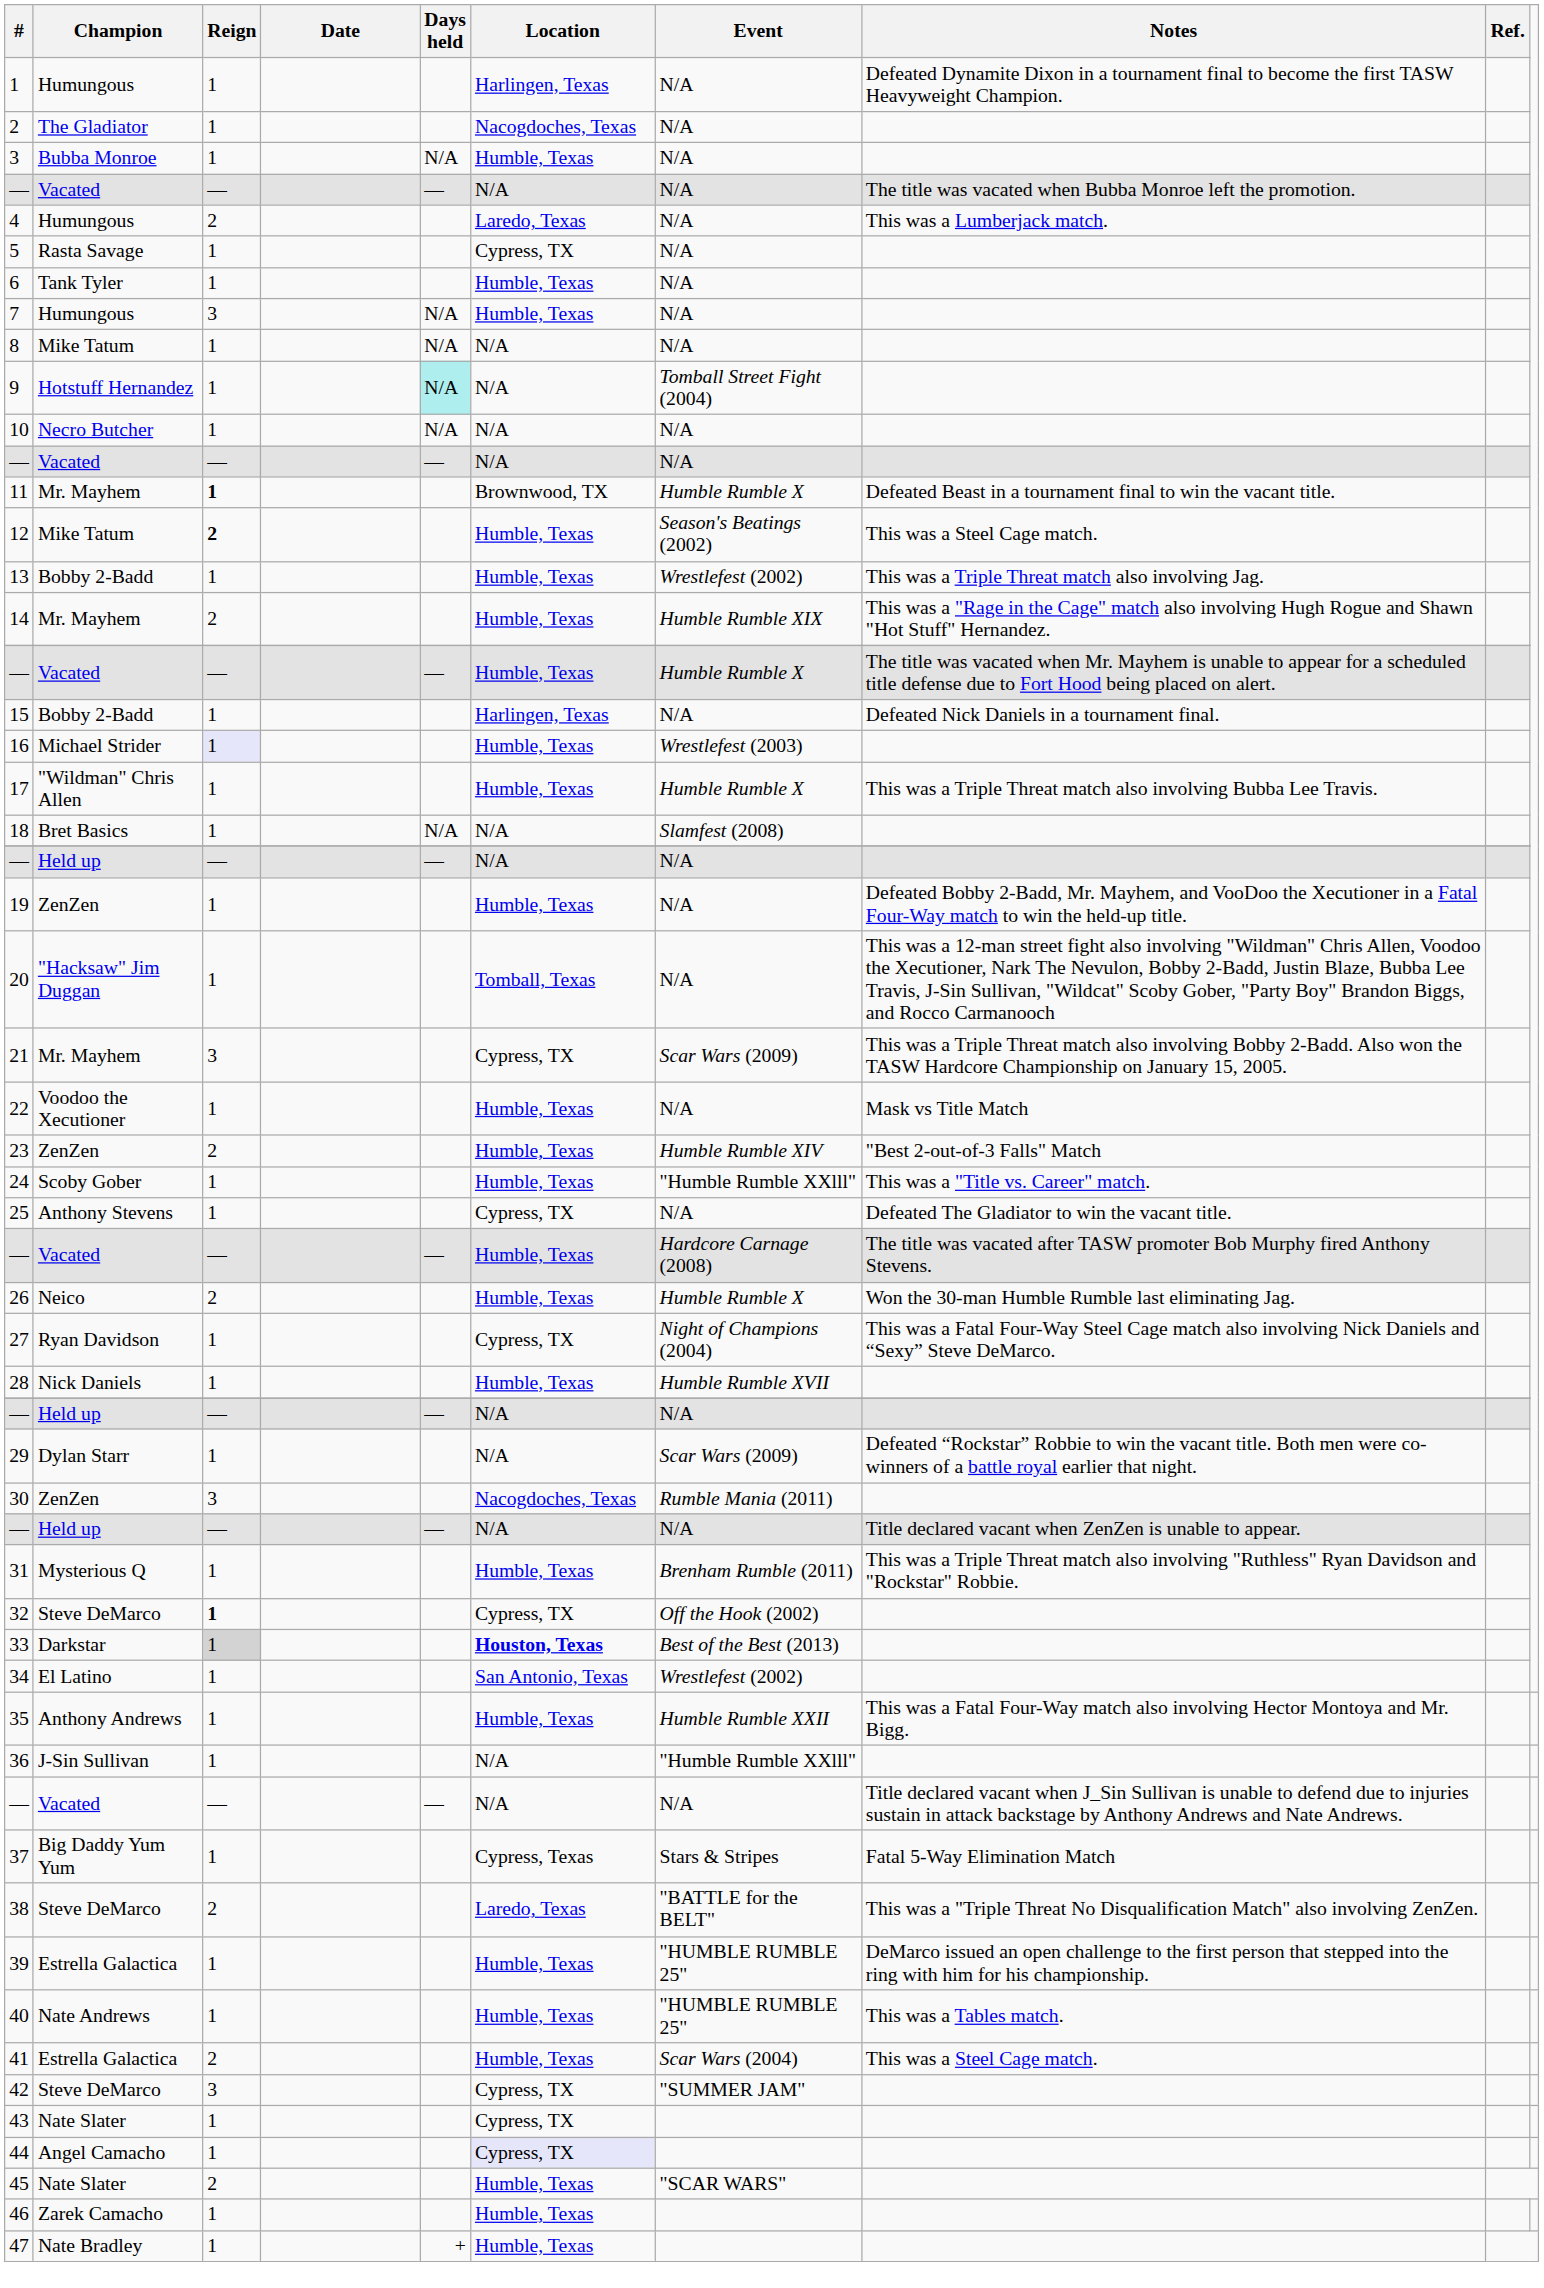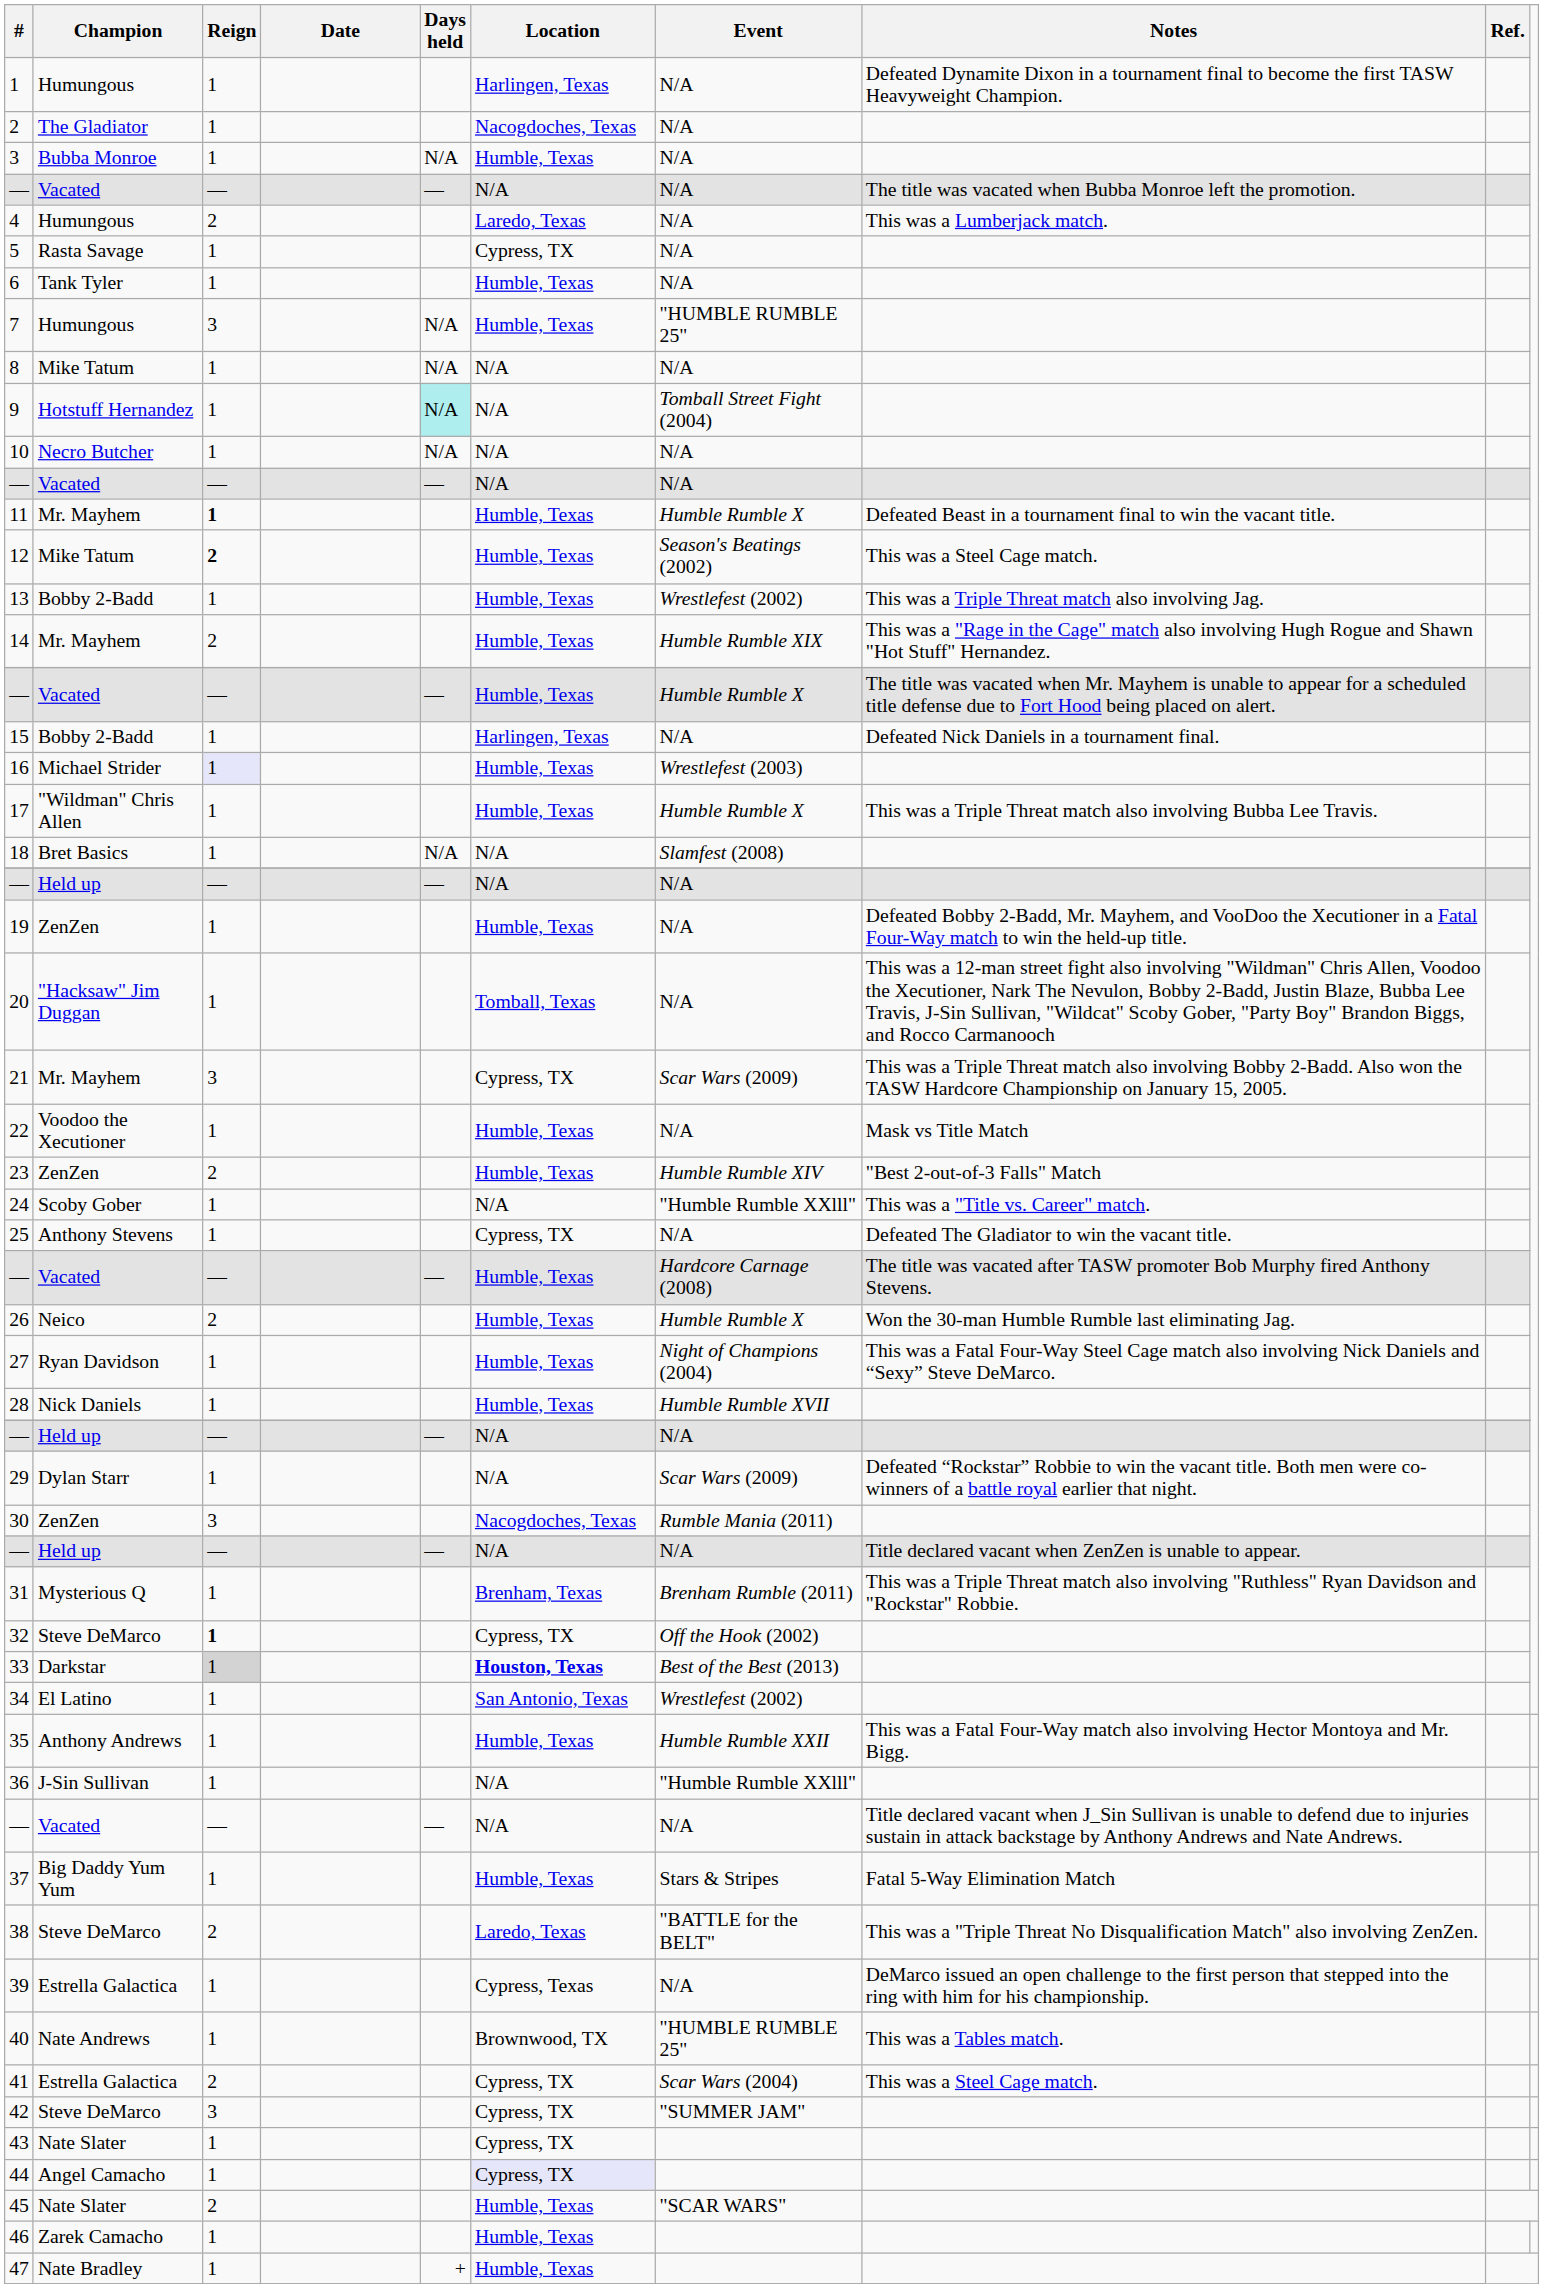(677, 314) N/A -> (749, 325) "HUMBLE RUMBLE 25"
(541, 492) Brownwood, TX -> (534, 514) Humble, Texas
(534, 1181) Humble, Texas -> (492, 1203) N/A
(525, 1339) Cypress, TX -> (534, 1362) Humble, Texas
(534, 1571) Humble, Texas -> (539, 1593) Brenham, Texas
(534, 1856) Cypress, Texas -> (534, 1878) Humble, Texas
(534, 1963) Humble, Texas -> (534, 1985) Cypress, Texas
(749, 1963) "HUMBLE RUMBLE 25" -> (677, 1985) N/A
(534, 2016) Humble, Texas -> (541, 2038) Brownwood, TX
(534, 2058) Humble, Texas -> (525, 2080) Cypress, TX
